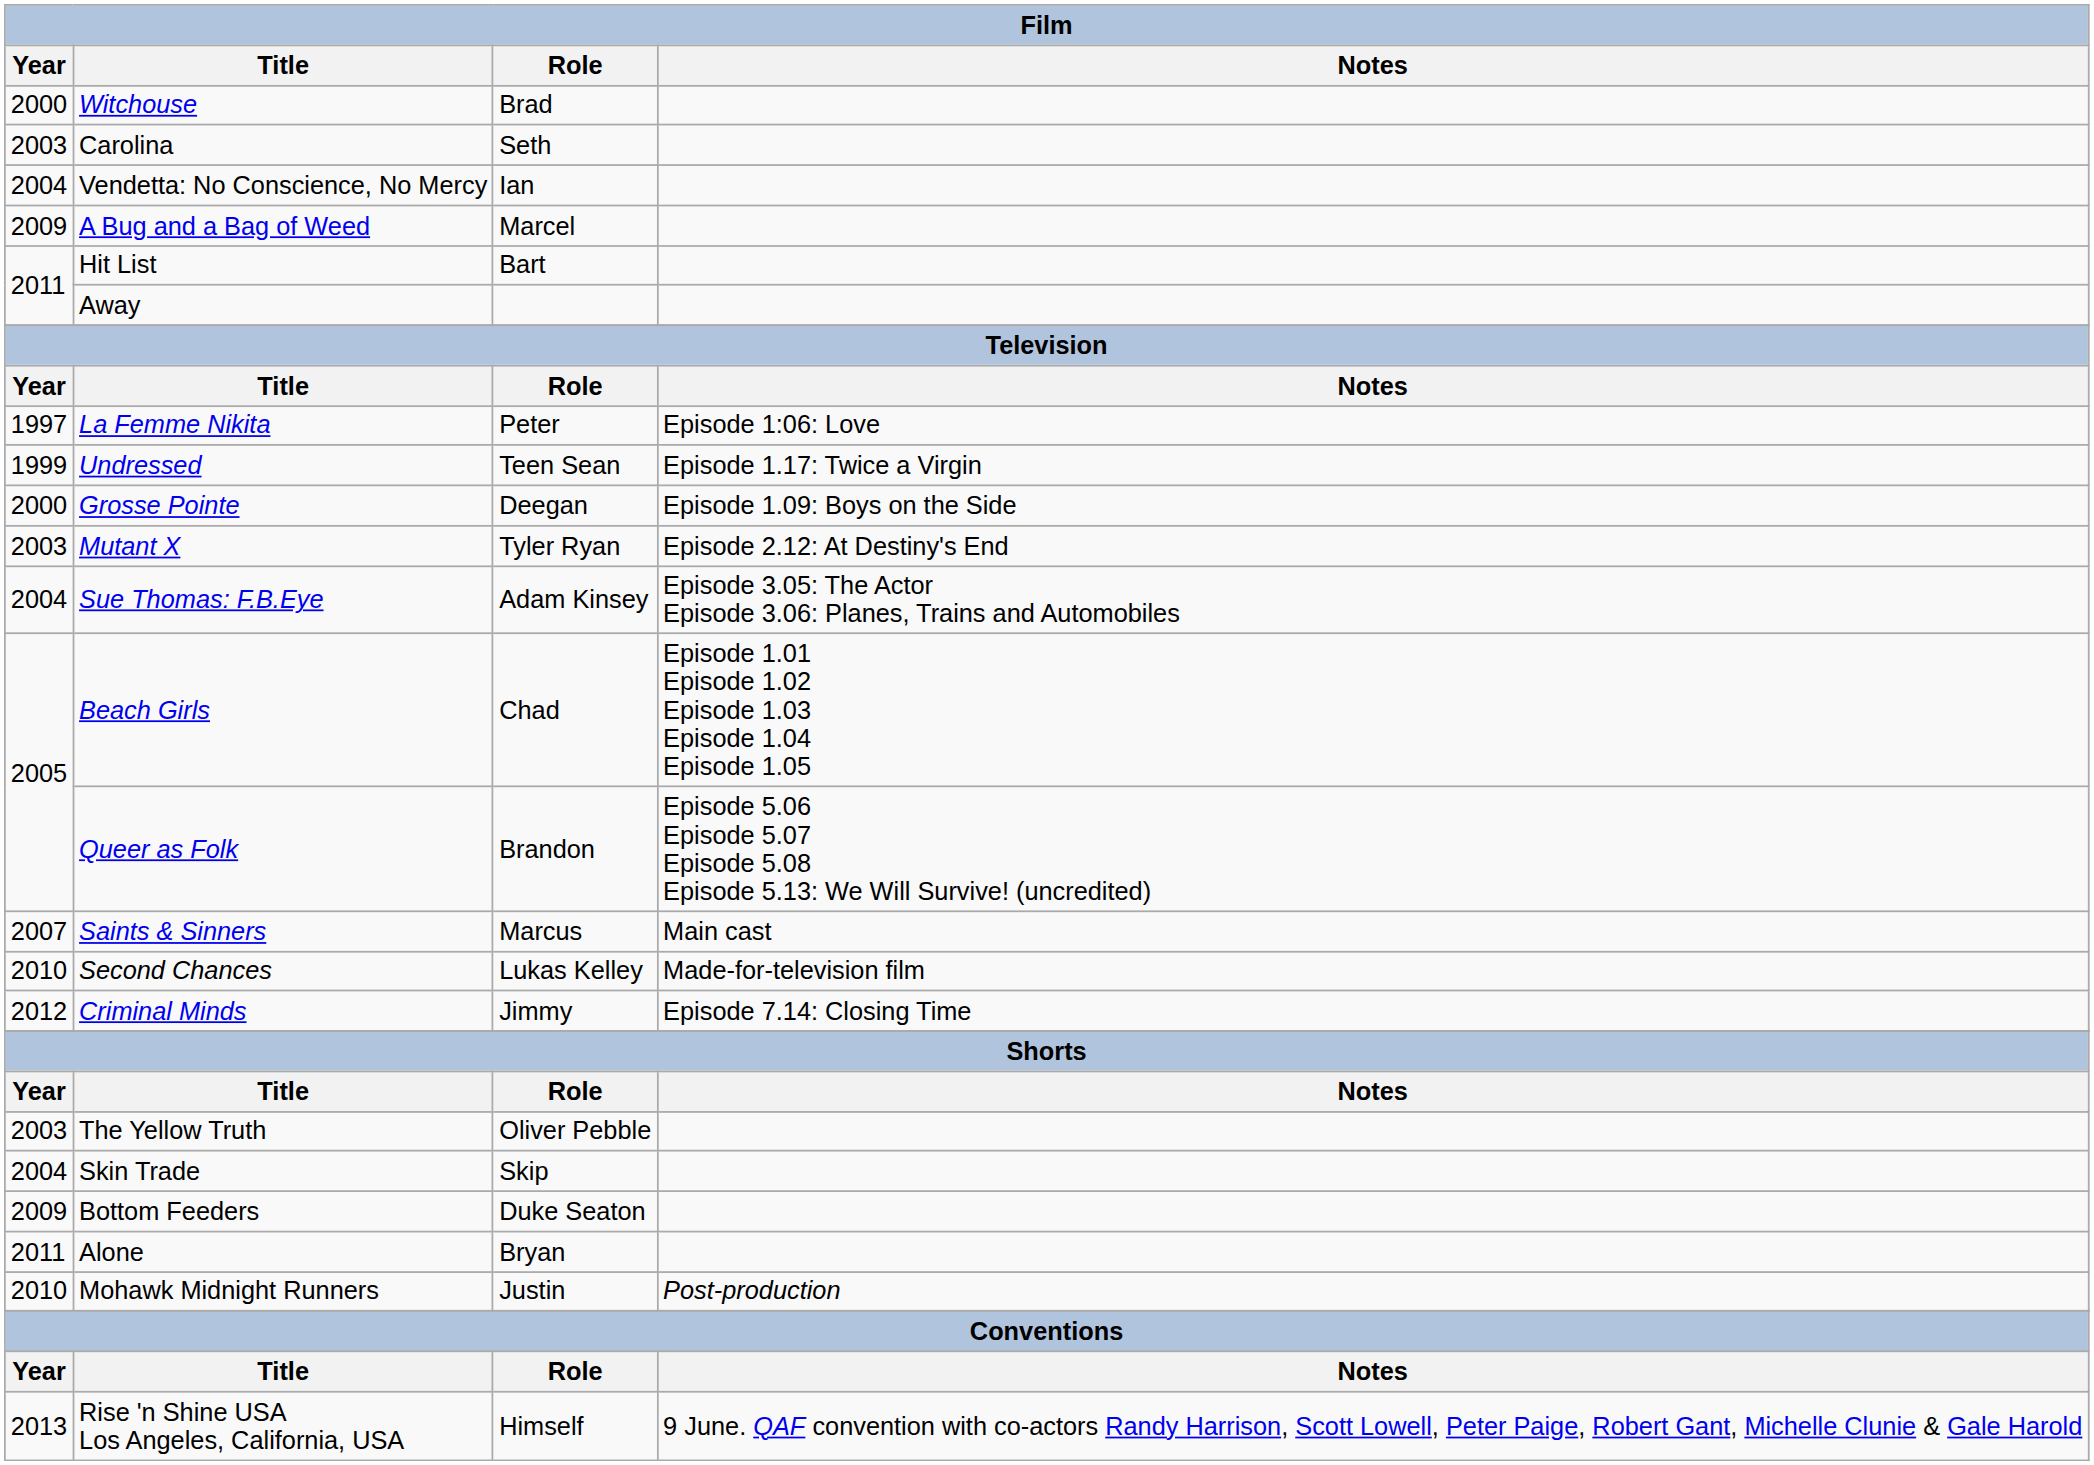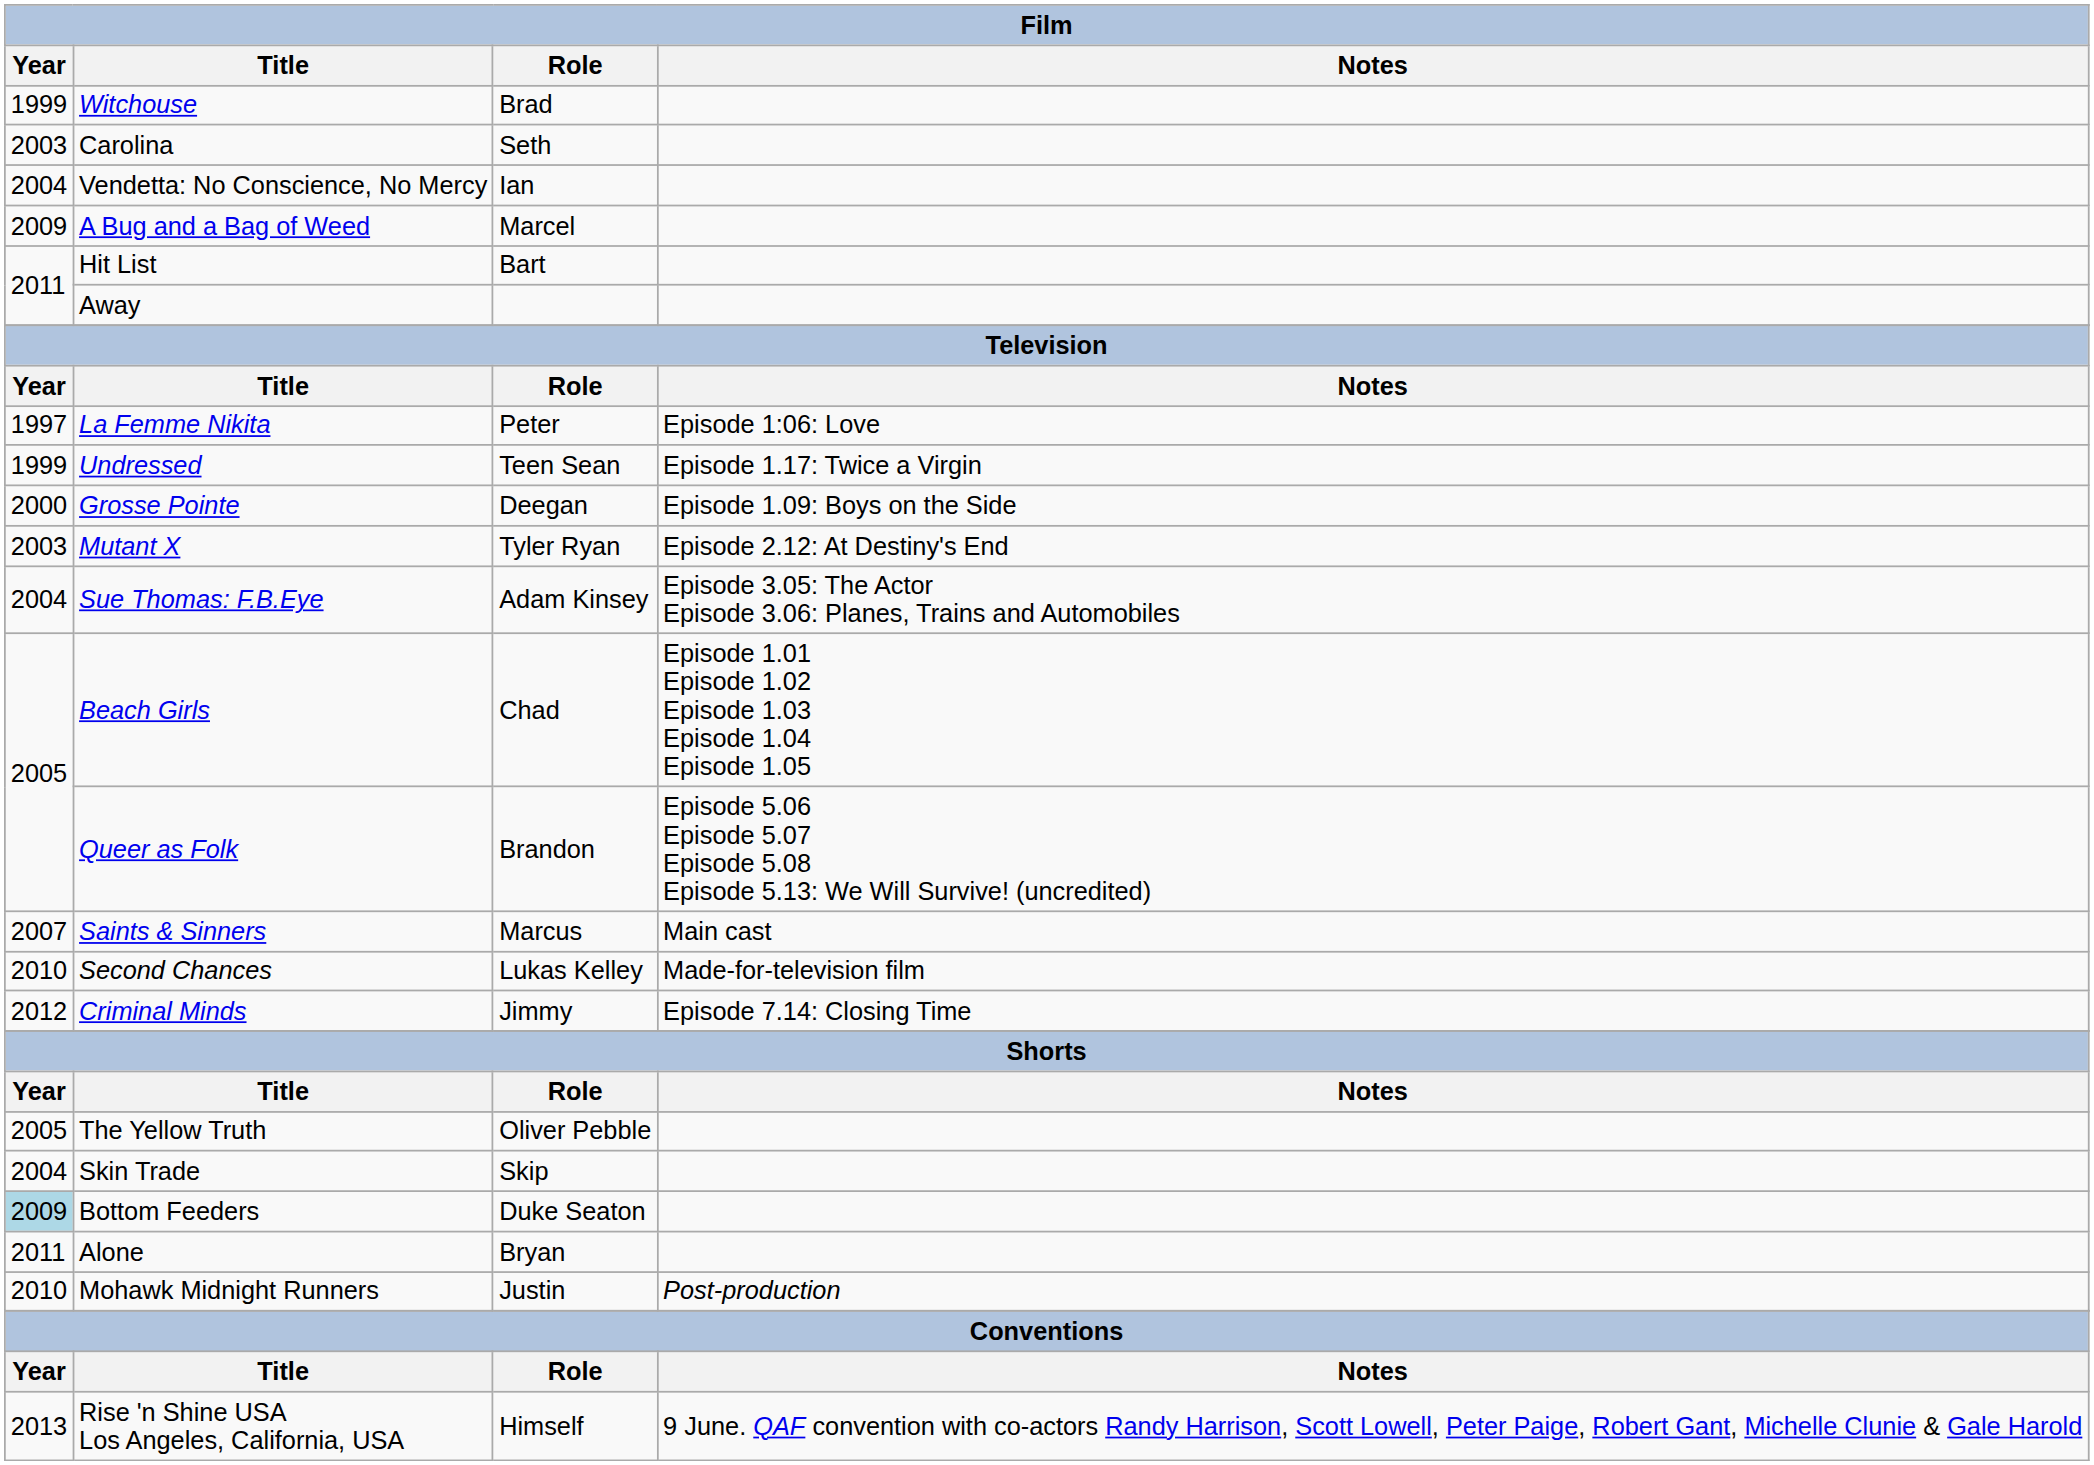(39, 105) 2000 -> (39, 105) 1999
(39, 1131) 2003 -> (39, 1131) 2005
(39, 1212) no background -> (39, 1212) lightblue background
